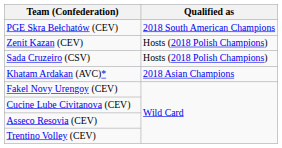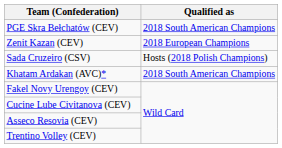(205, 43) Hosts (2018 Polish Champions) -> (196, 43) 2018 European Champions
(189, 74) 2018 Asian Champions -> (209, 74) 2018 South American Champions
